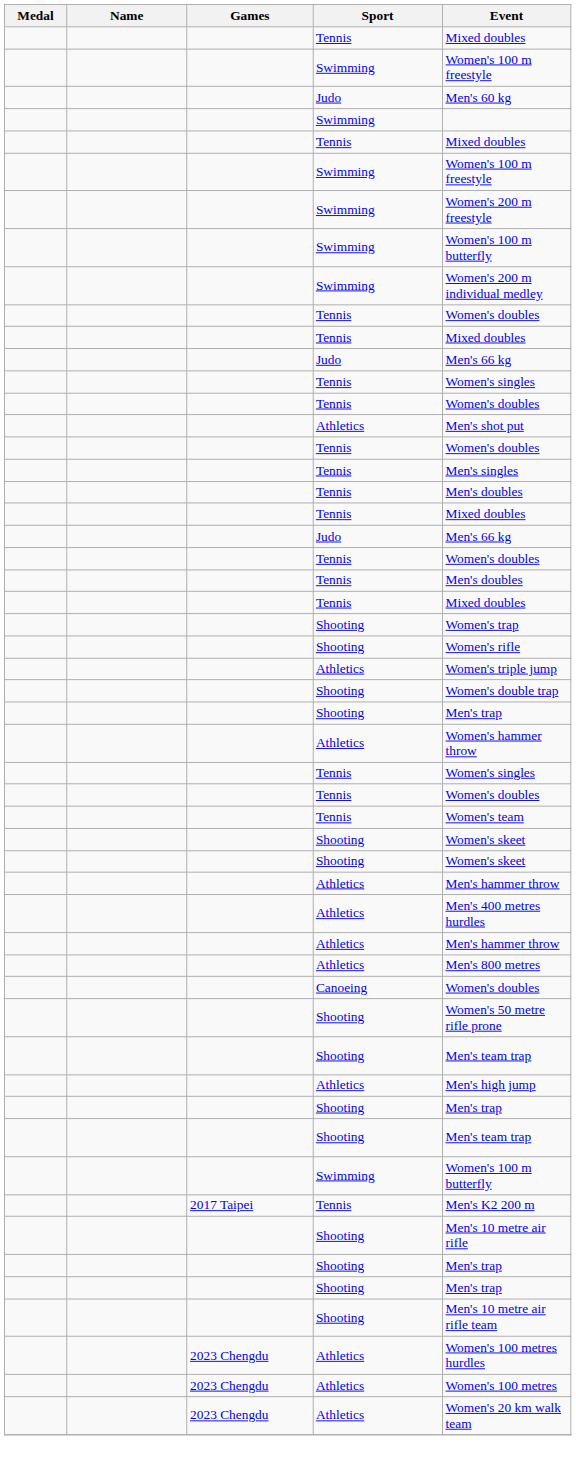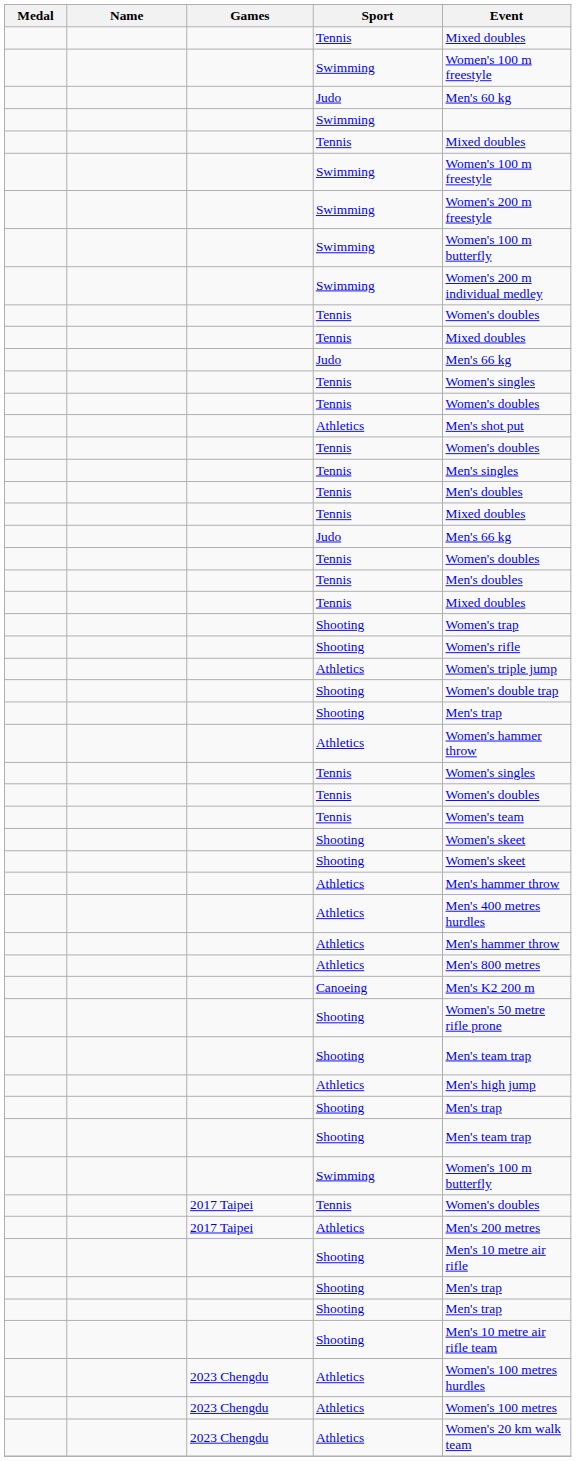(493, 988) Women's doubles -> (490, 988) Men's K2 200 m
(490, 1205) Men's K2 200 m -> (493, 1205) Women's doubles
+ row: (222, 1227)
